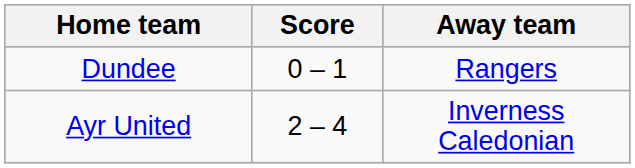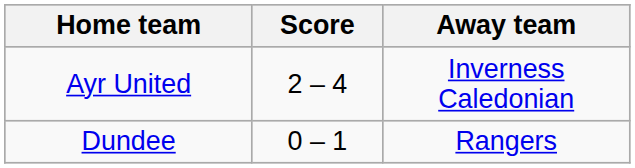rows swapped: (129, 126) <-> (129, 68)
